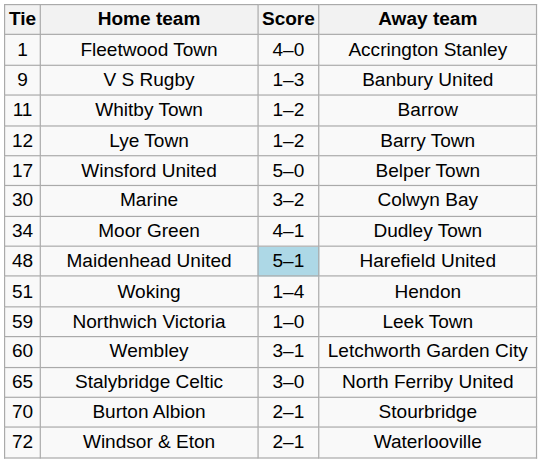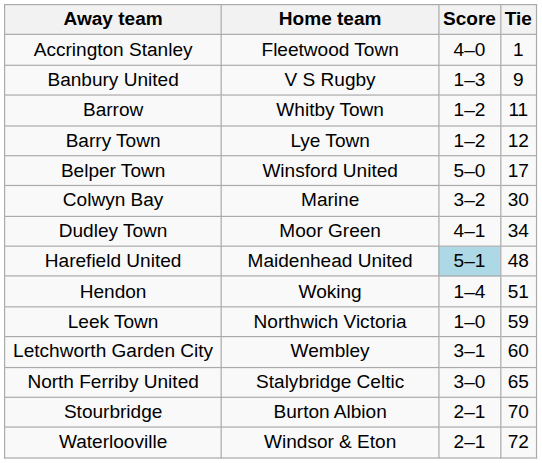columns swapped: (23, 19) <-> (428, 19)
